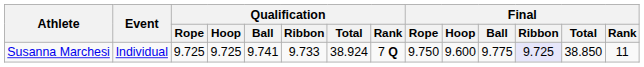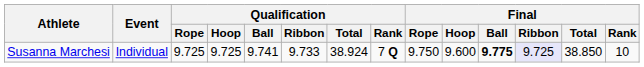(497, 53) normal -> (497, 53) bold
(622, 53) 11 -> (622, 53) 10
